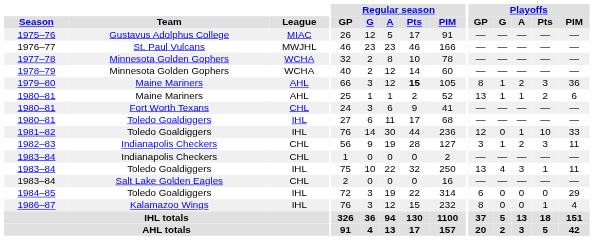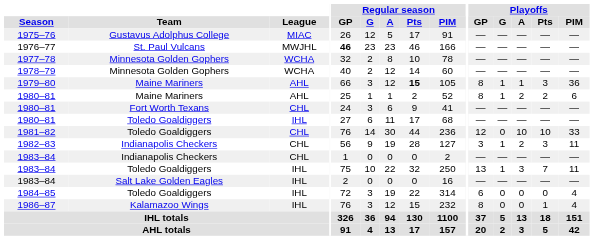(345, 46) normal -> (345, 46) bold
(522, 83) 2 -> (522, 83) 1
(481, 95) 13 -> (481, 95) 8
(522, 95) 1 -> (522, 95) 2
(299, 132) IHL -> (299, 132) CHL
(522, 132) 1 -> (522, 132) 10
(502, 168) 4 -> (502, 168) 1
(545, 168) 1 -> (545, 168) 7
(299, 181) CHL -> (299, 181) IHL
(574, 193) 29 -> (574, 193) 4
